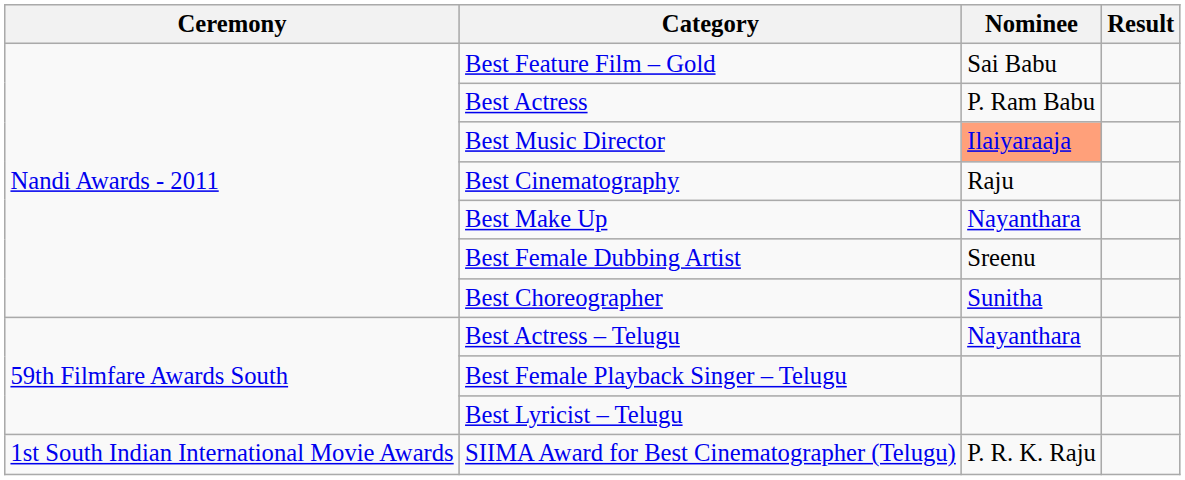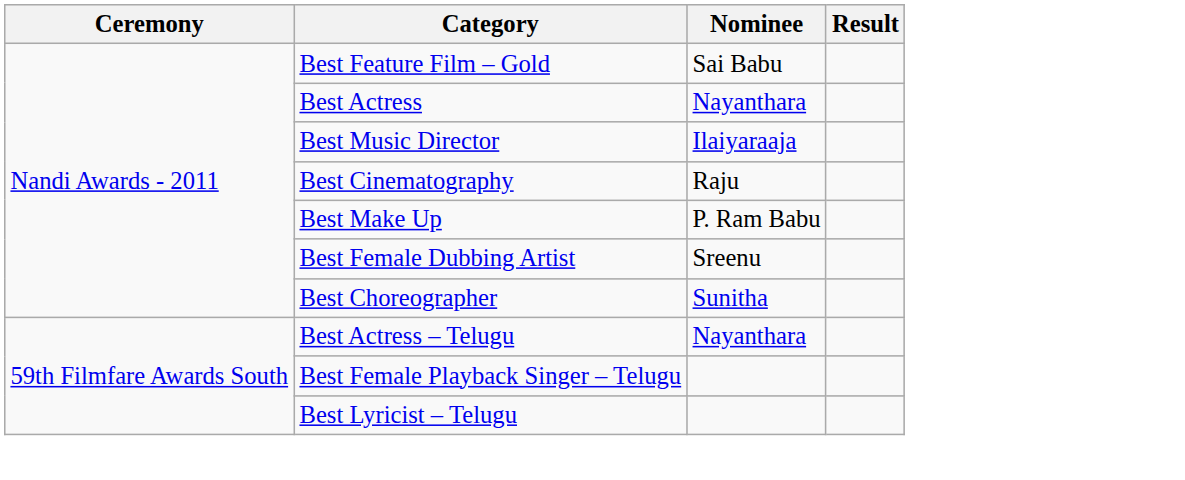(1031, 102) P. Ram Babu -> (749, 102) Nayanthara
(1019, 141) lightsalmon background -> (745, 141) no background
(1024, 219) Nayanthara -> (757, 219) P. Ram Babu
- row: (710, 453)
